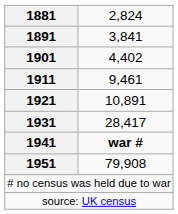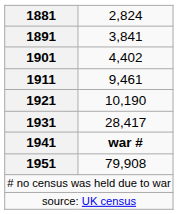(126, 100) 10,891 -> (126, 100) 10,190
